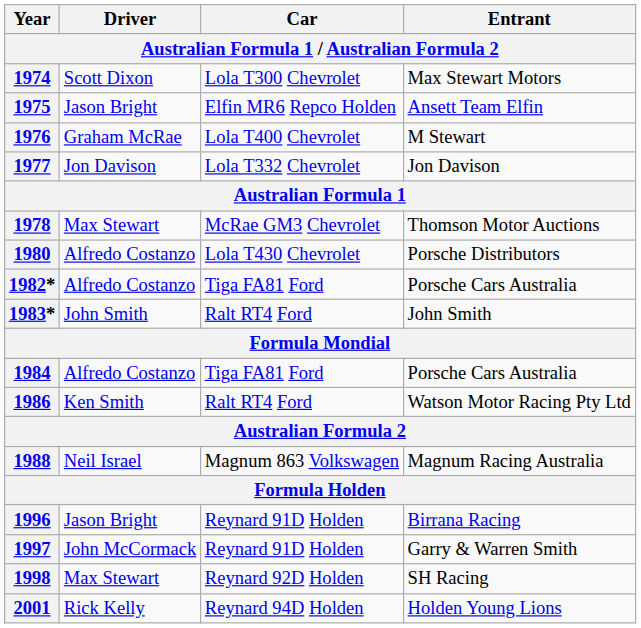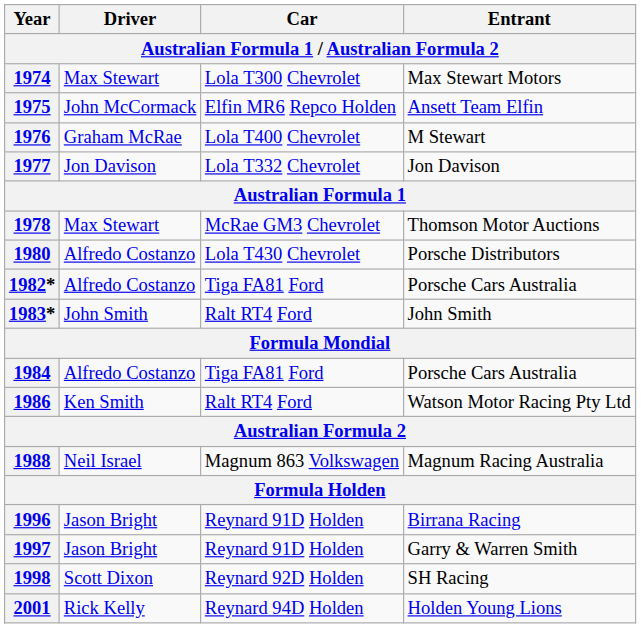(108, 78) Scott Dixon -> (111, 78) Max Stewart
(110, 107) Jason Bright -> (130, 107) John McCormack
(130, 549) John McCormack -> (110, 549) Jason Bright
(111, 578) Max Stewart -> (108, 578) Scott Dixon
